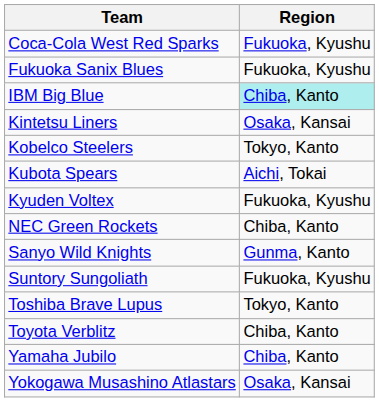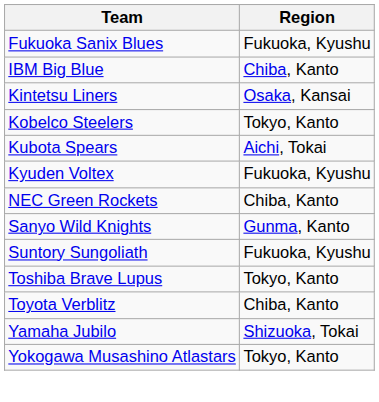- row: (113, 43)
(291, 95) paleturquoise background -> (291, 69) no background
(291, 357) Chiba, Kanto -> (301, 331) Shizuoka, Tokai
(297, 383) Osaka, Kansai -> (291, 357) Tokyo, Kanto
